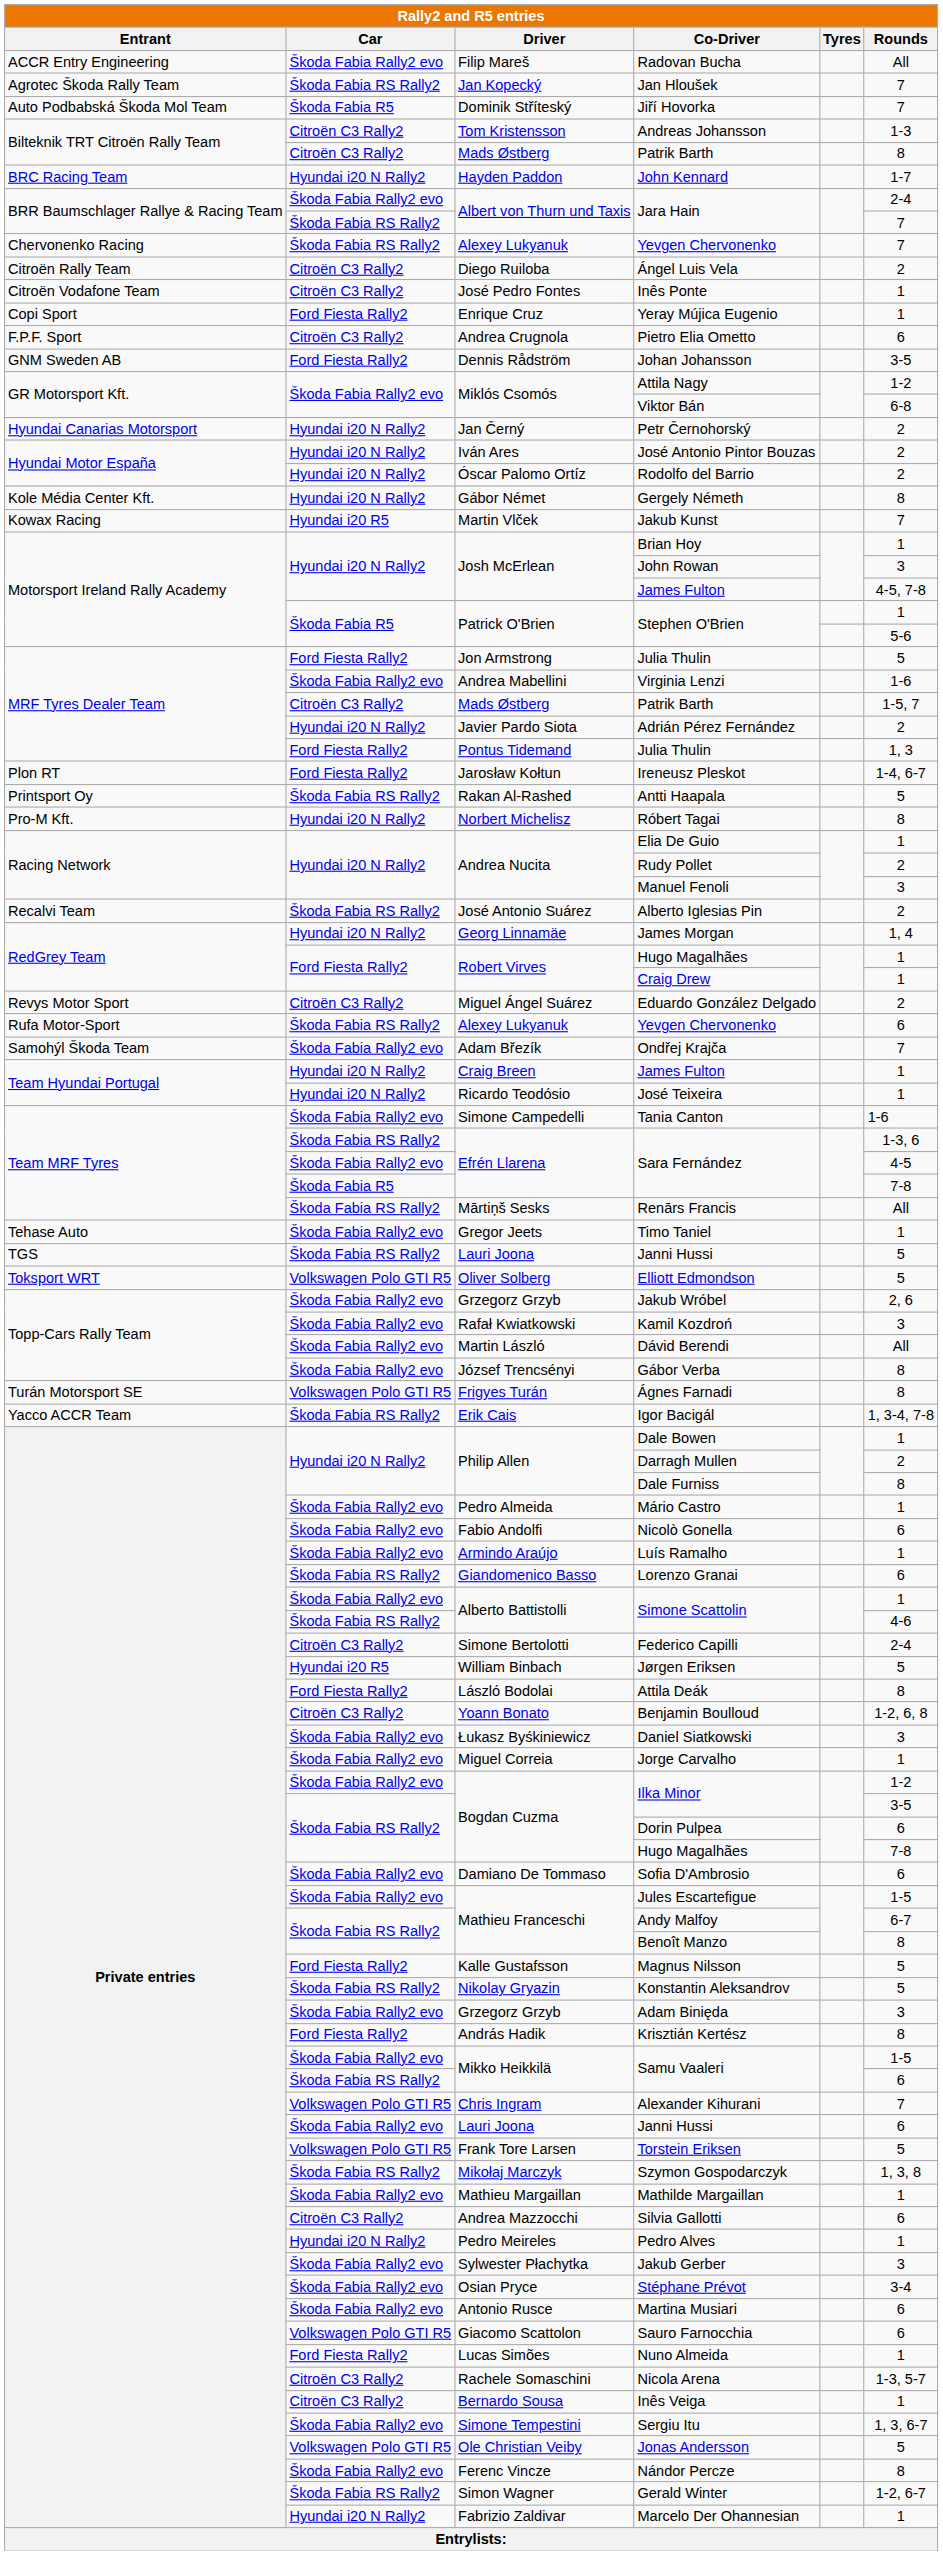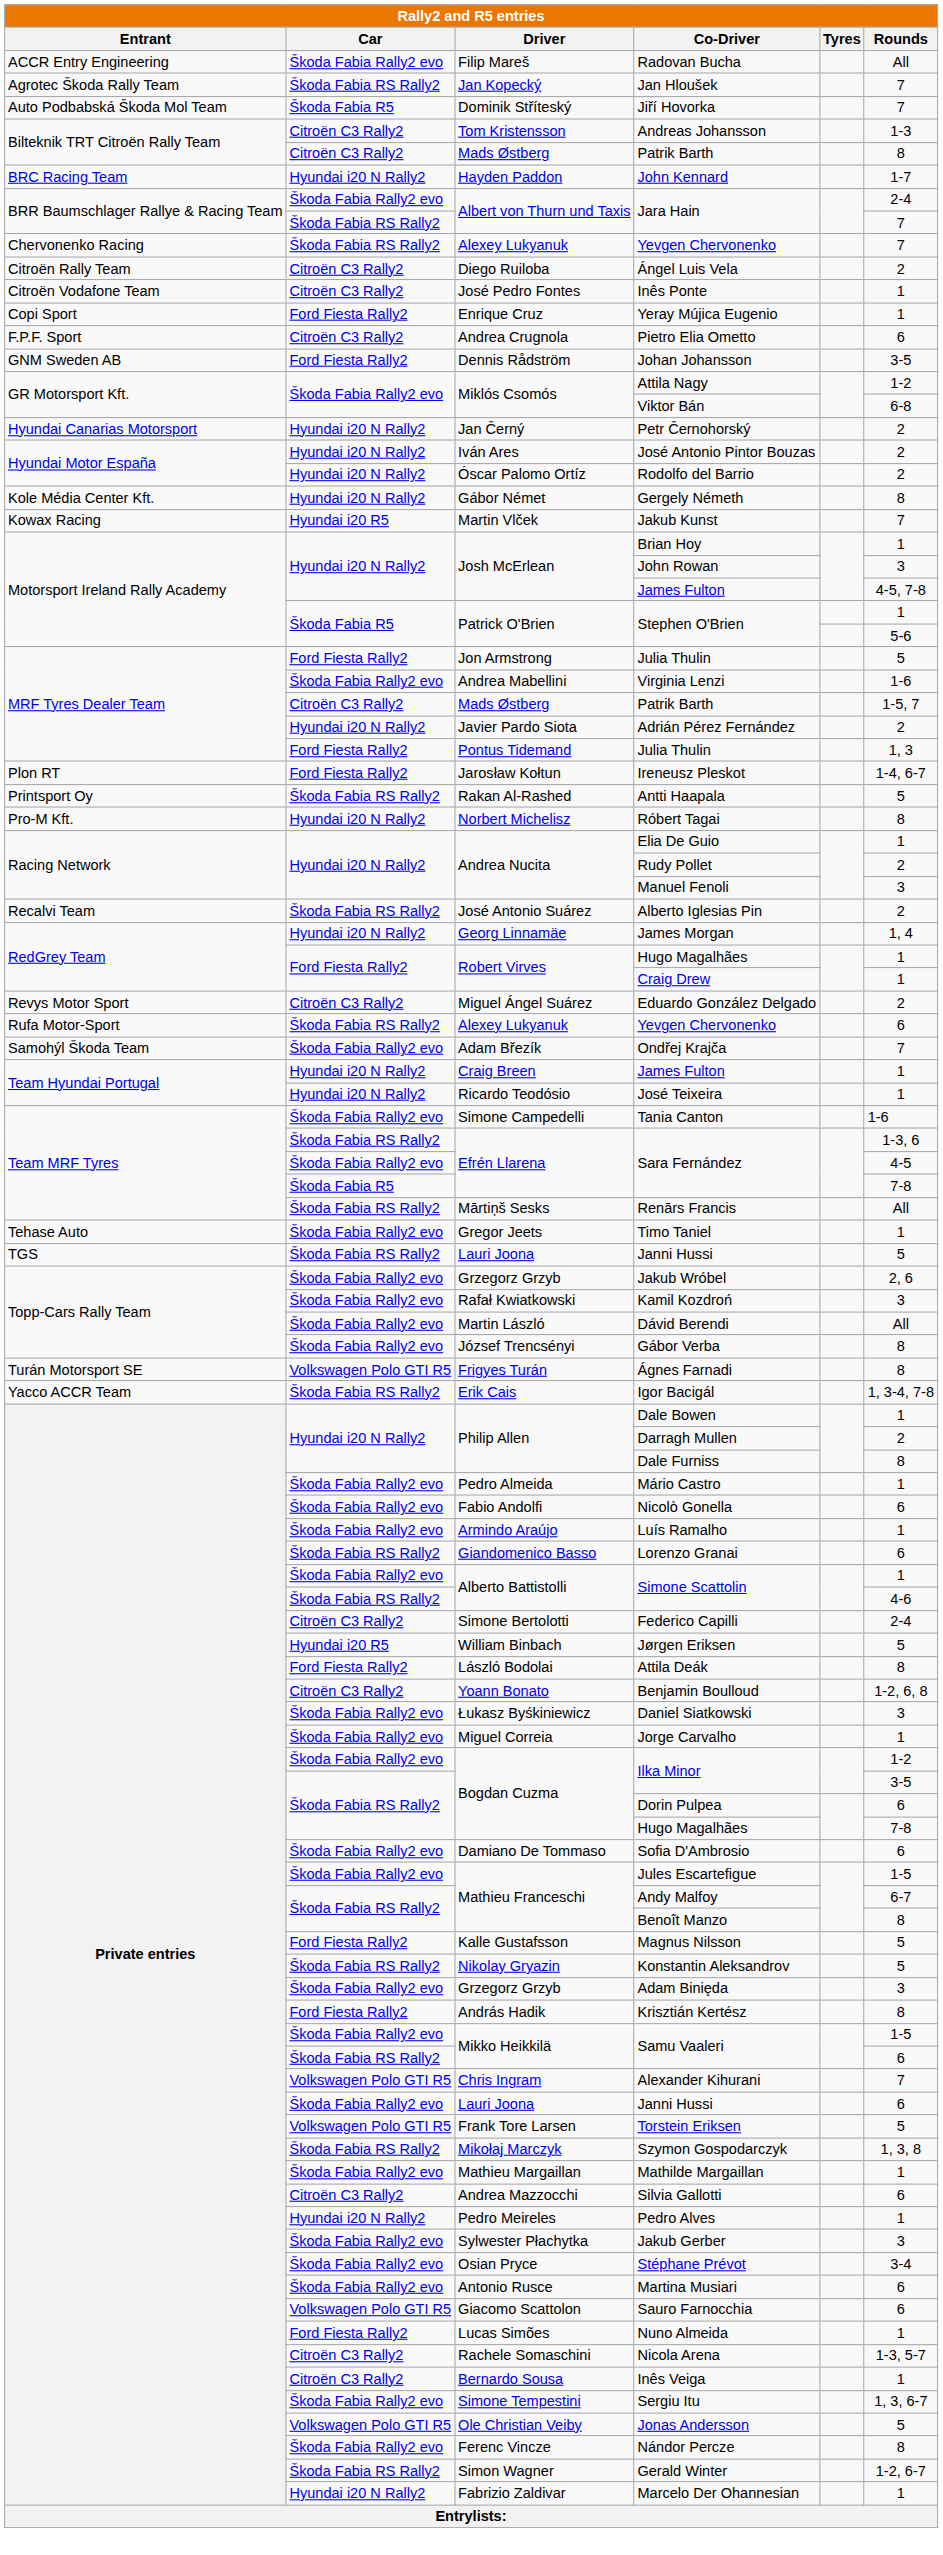- row: (370, 1277)
